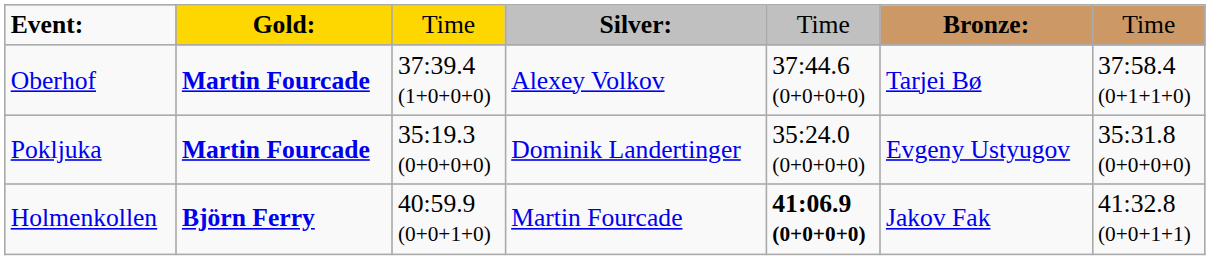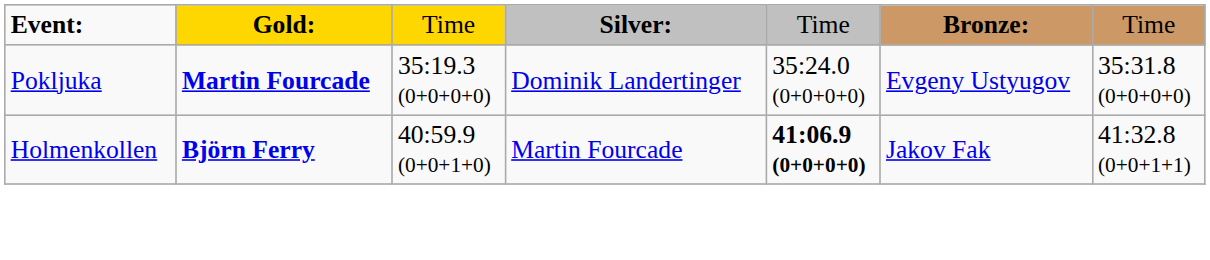- row: (53, 79)
